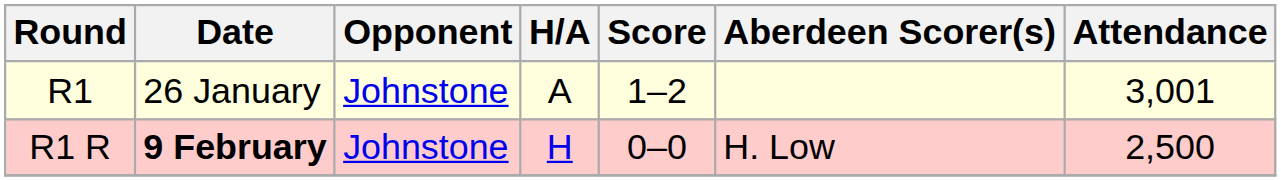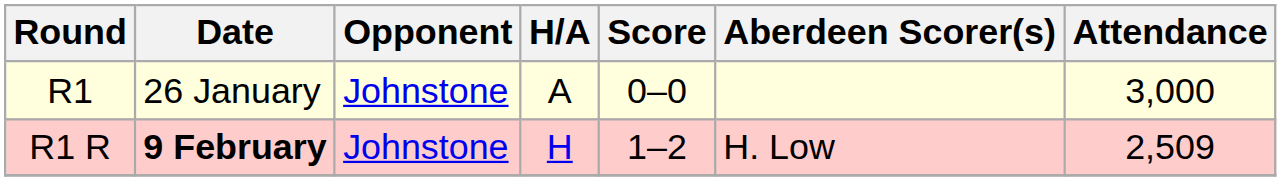(657, 89) 1–2 -> (657, 89) 0–0
(1170, 89) 3,001 -> (1170, 89) 3,000
(657, 146) 0–0 -> (657, 146) 1–2
(1170, 146) 2,500 -> (1170, 146) 2,509
